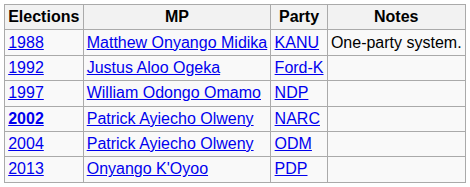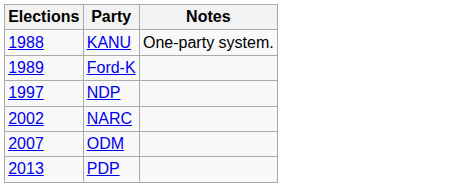- column: (177, 17)
(26, 67) 1992 -> (26, 67) 1989
(26, 118) bold -> (26, 118) normal
(26, 144) 2004 -> (26, 144) 2007
